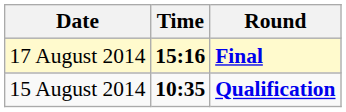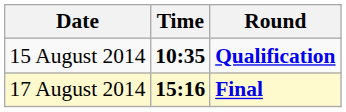rows swapped: (78, 89) <-> (78, 55)
